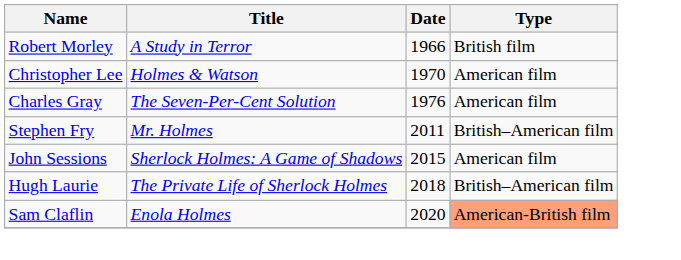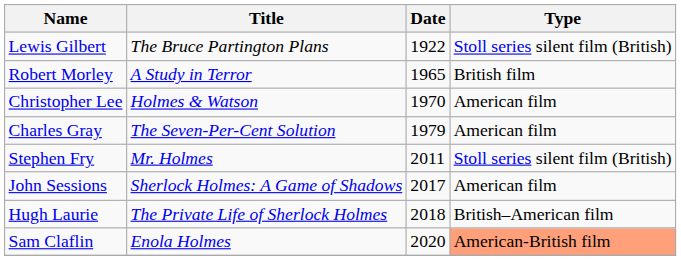+ row: (57, 46)
(428, 46) 1966 -> (428, 74) 1965
(428, 102) 1976 -> (428, 130) 1979
(534, 130) British–American film -> (563, 158) Stoll series silent film (British)
(428, 158) 2015 -> (428, 185) 2017
